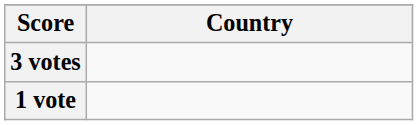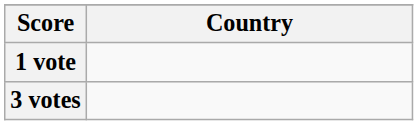rows swapped: (46, 61) <-> (46, 100)
